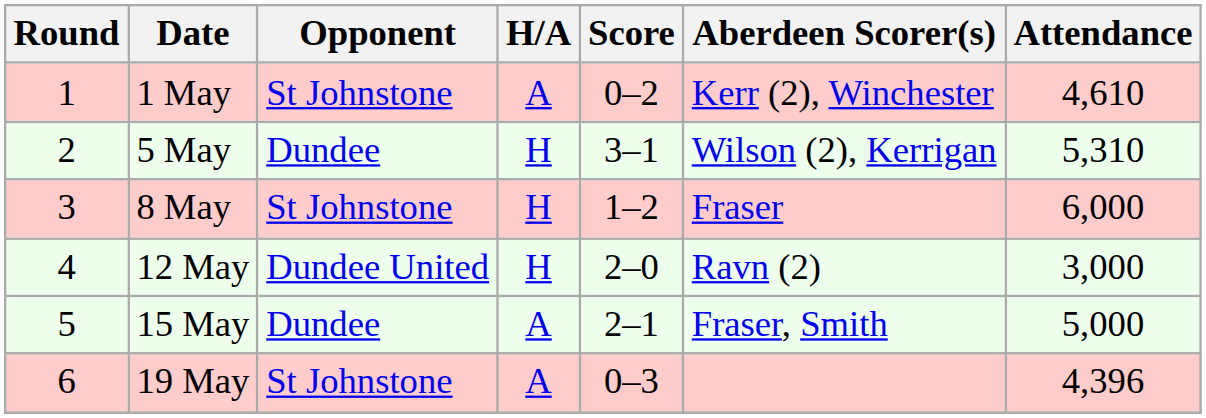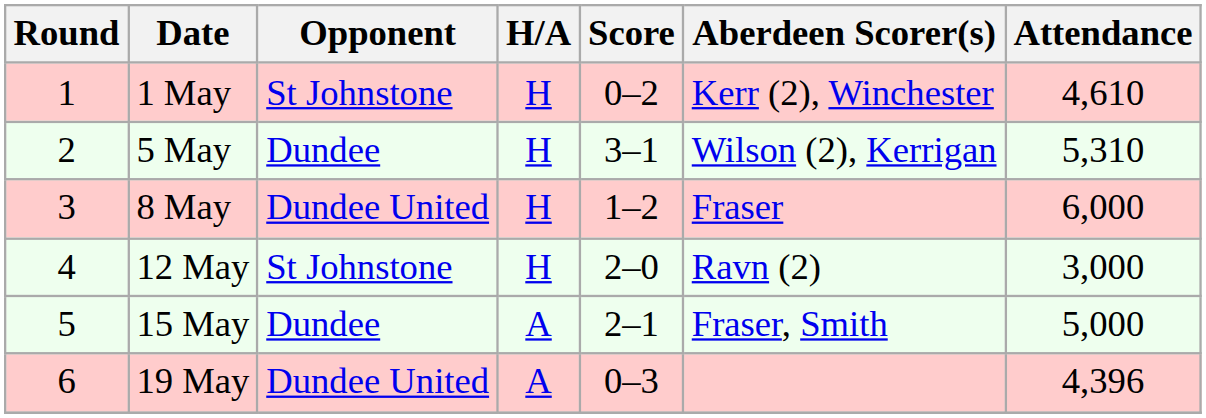(539, 91) A -> (539, 91) H
(359, 207) St Johnstone -> (378, 207) Dundee United
(378, 265) Dundee United -> (359, 265) St Johnstone
(359, 382) St Johnstone -> (378, 382) Dundee United
